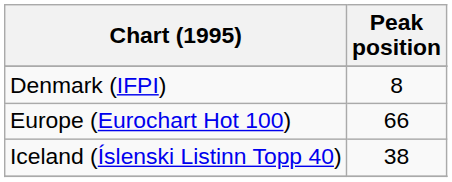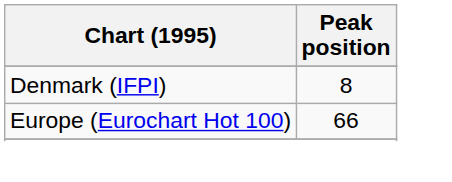- row: (176, 157)
